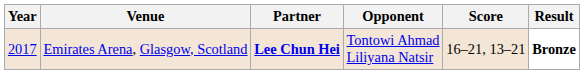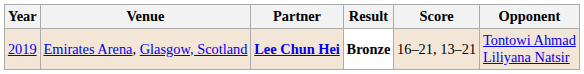columns swapped: (393, 16) <-> (554, 16)
(22, 49) 2017 -> (22, 49) 2019
